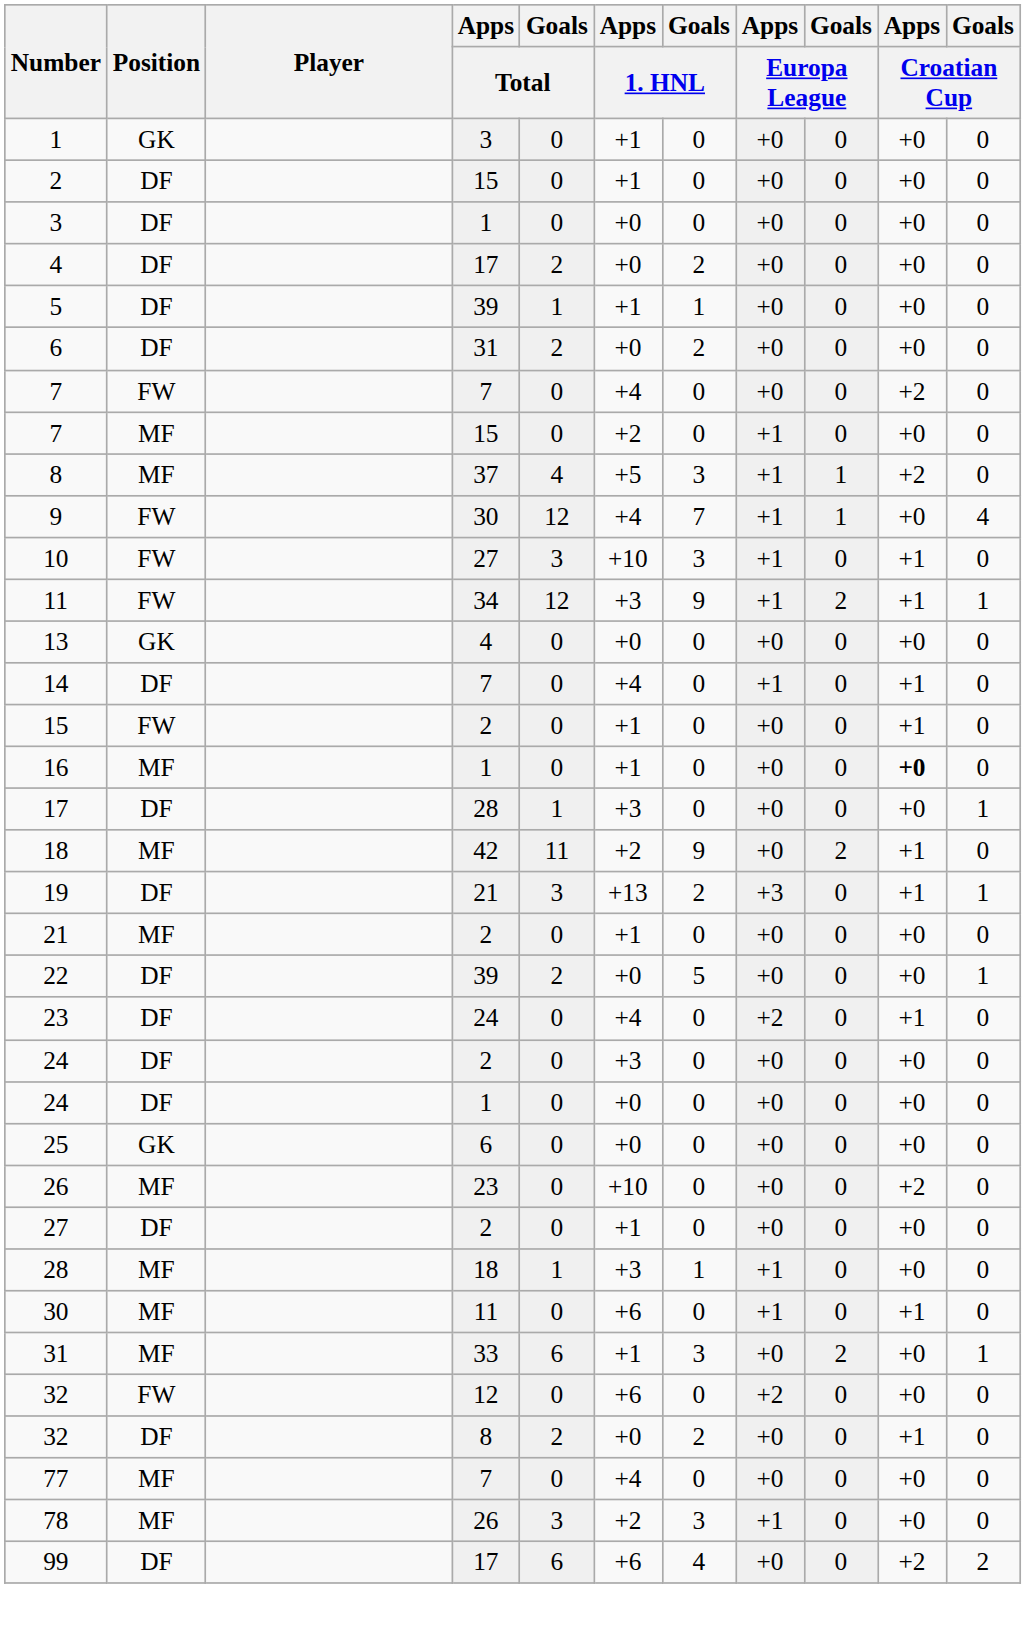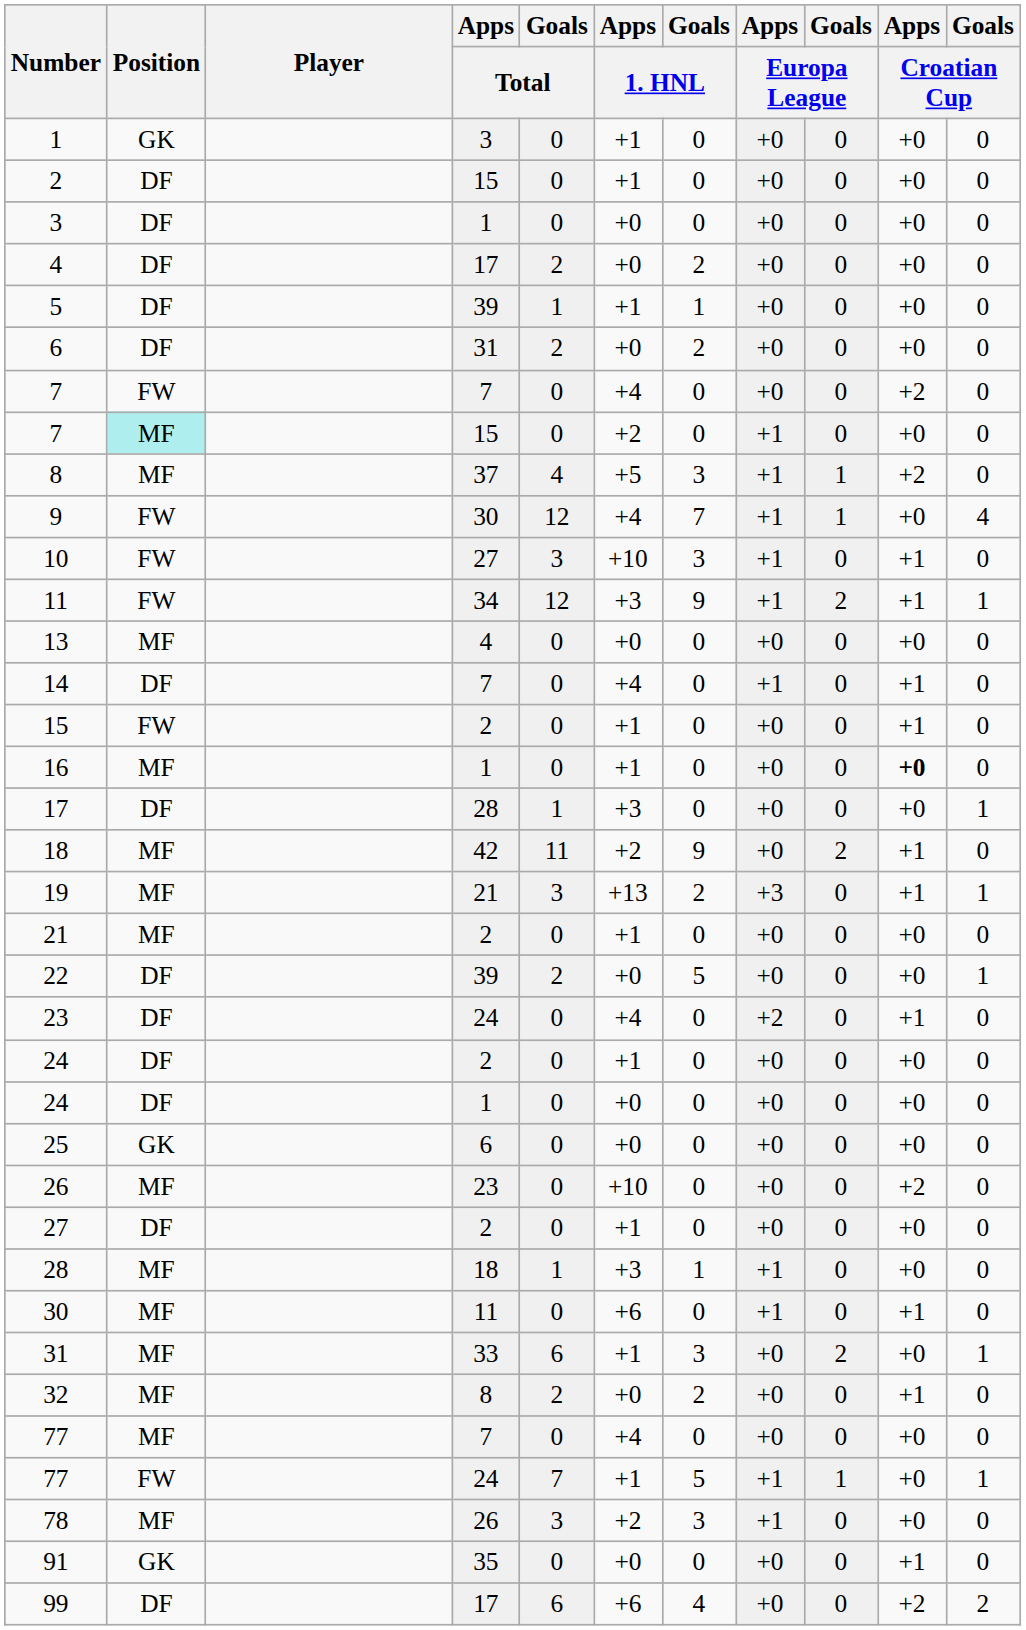(156, 432) no background -> (156, 432) paleturquoise background
(156, 641) GK -> (156, 641) MF
(156, 892) DF -> (156, 892) MF
(628, 1060) +3 -> (628, 1060) +1
- row: (56, 1395)
(156, 1436) DF -> (156, 1395) MF
+ row: (56, 1478)
+ row: (56, 1562)
